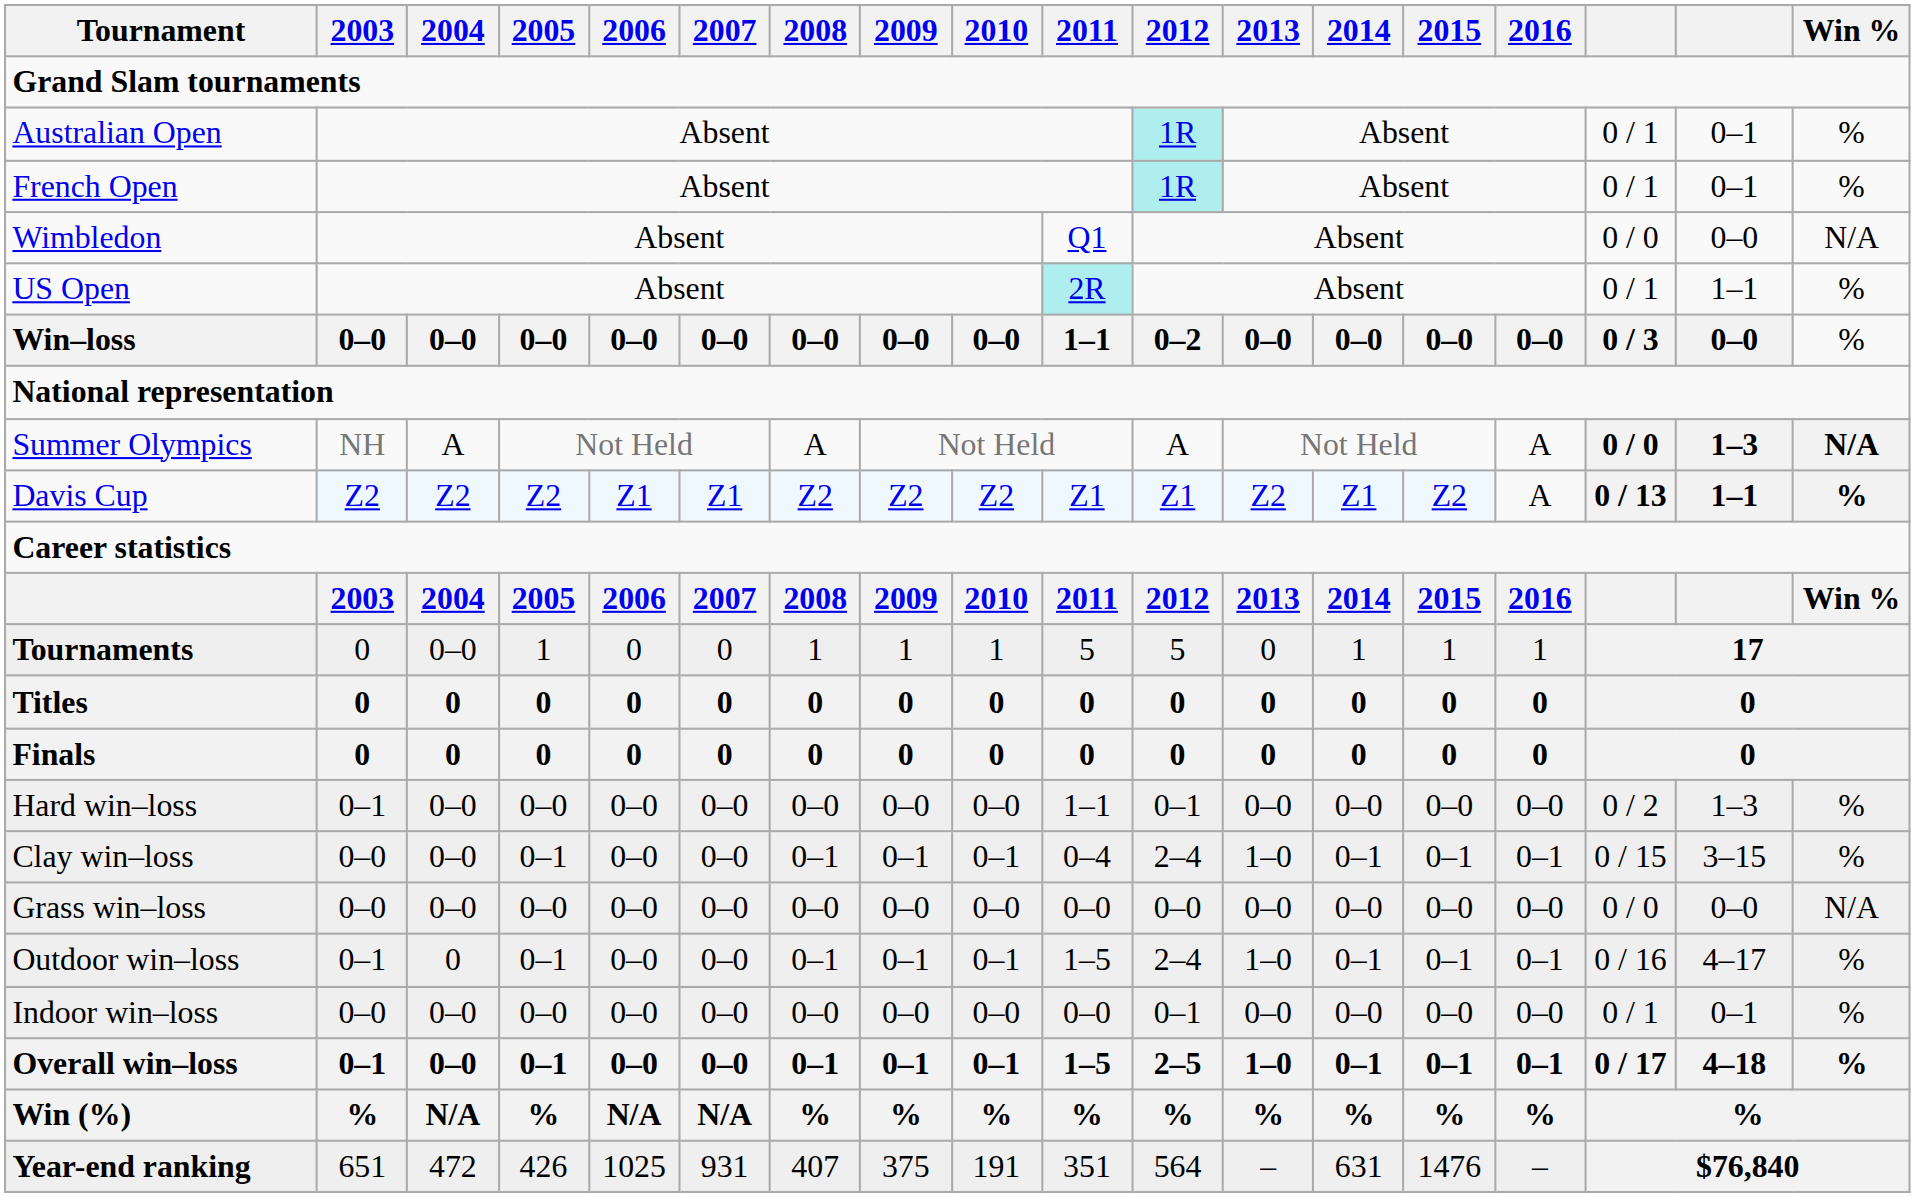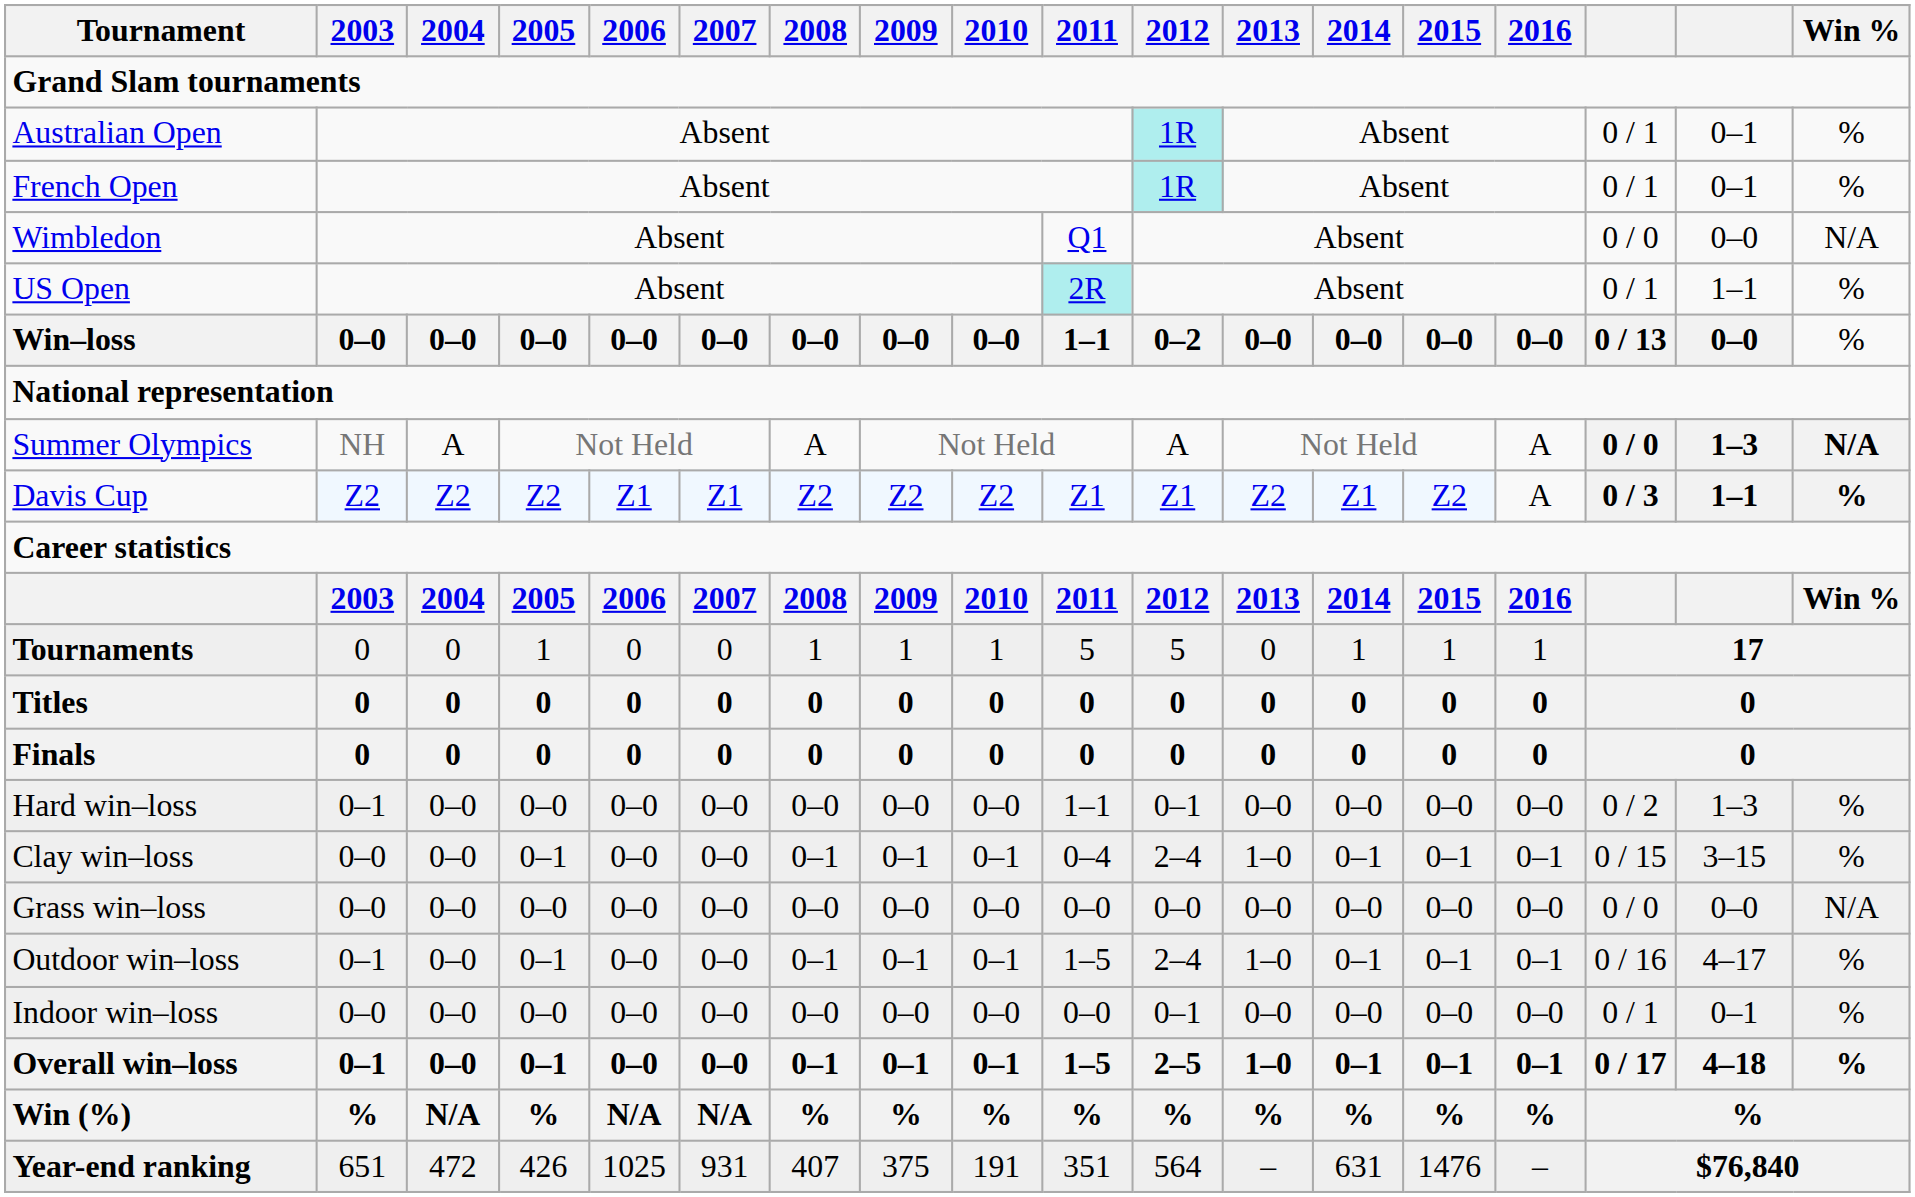(1630, 339) 0 / 3 -> (1630, 339) 0 / 13
(1630, 494) 0 / 13 -> (1630, 494) 0 / 3
(453, 649) 0–0 -> (453, 649) 0
(453, 959) 0 -> (453, 959) 0–0
